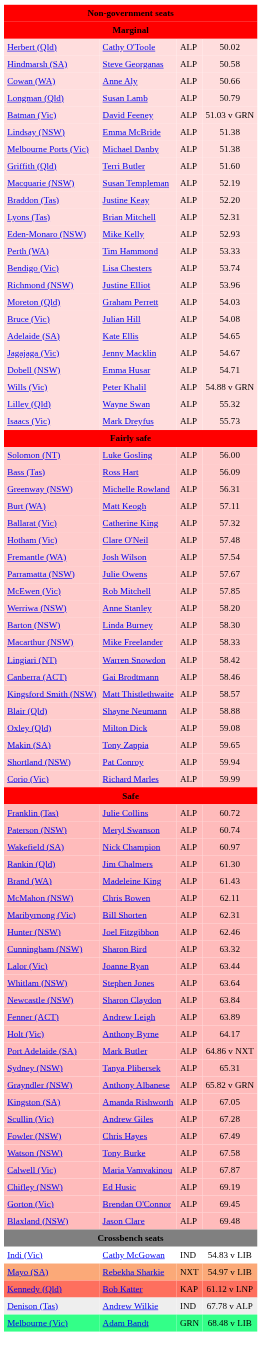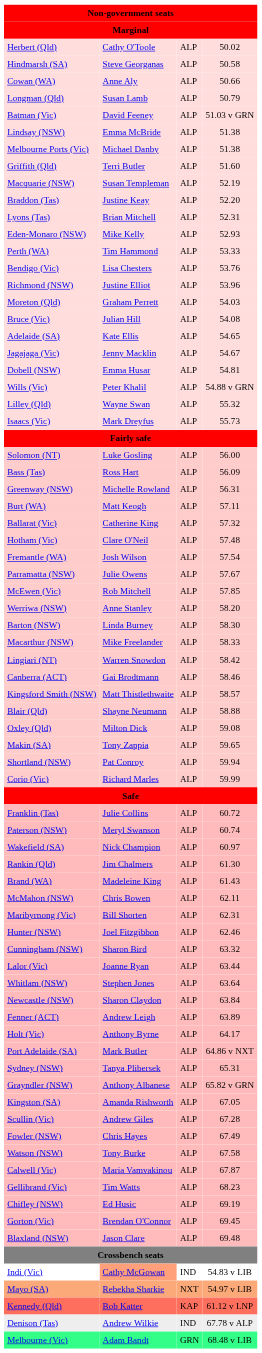(230, 268) 53.74 -> (230, 268) 53.76
(230, 370) 54.71 -> (230, 370) 54.81
+ row: (37, 1187)
(134, 1255) no background -> (134, 1272) lightsalmon background
